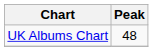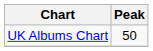(129, 35) 48 -> (129, 35) 50
